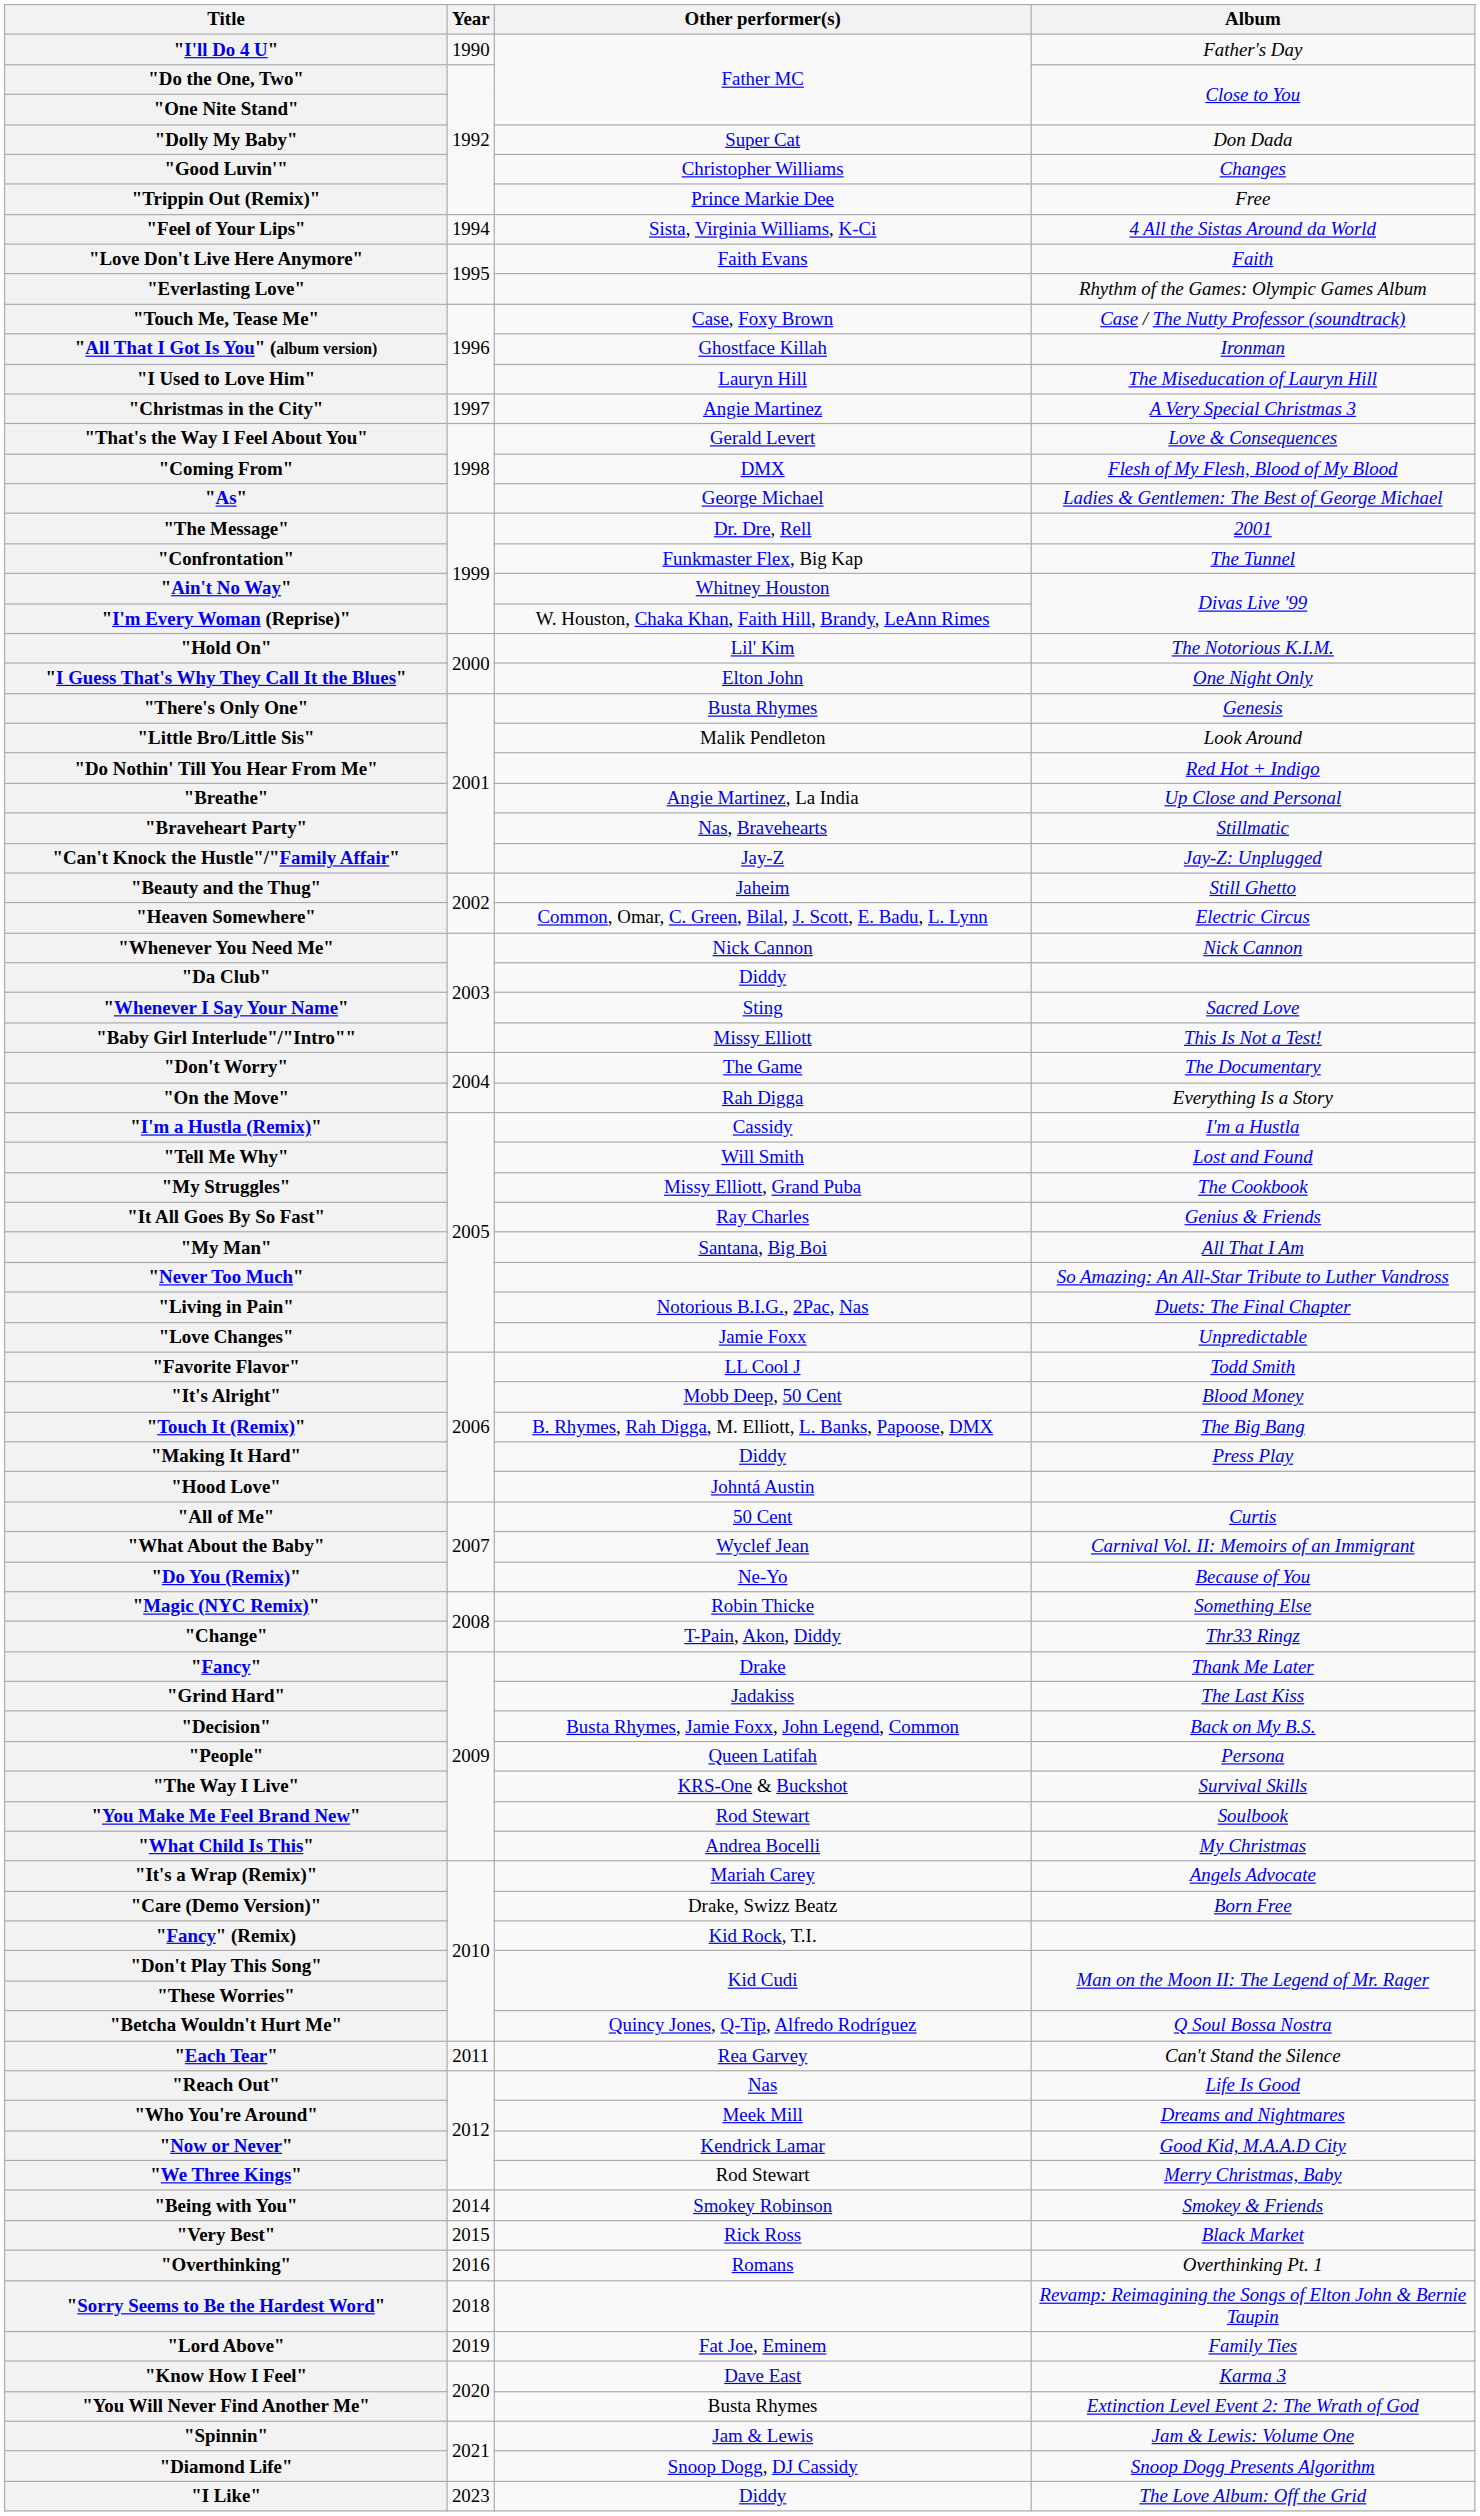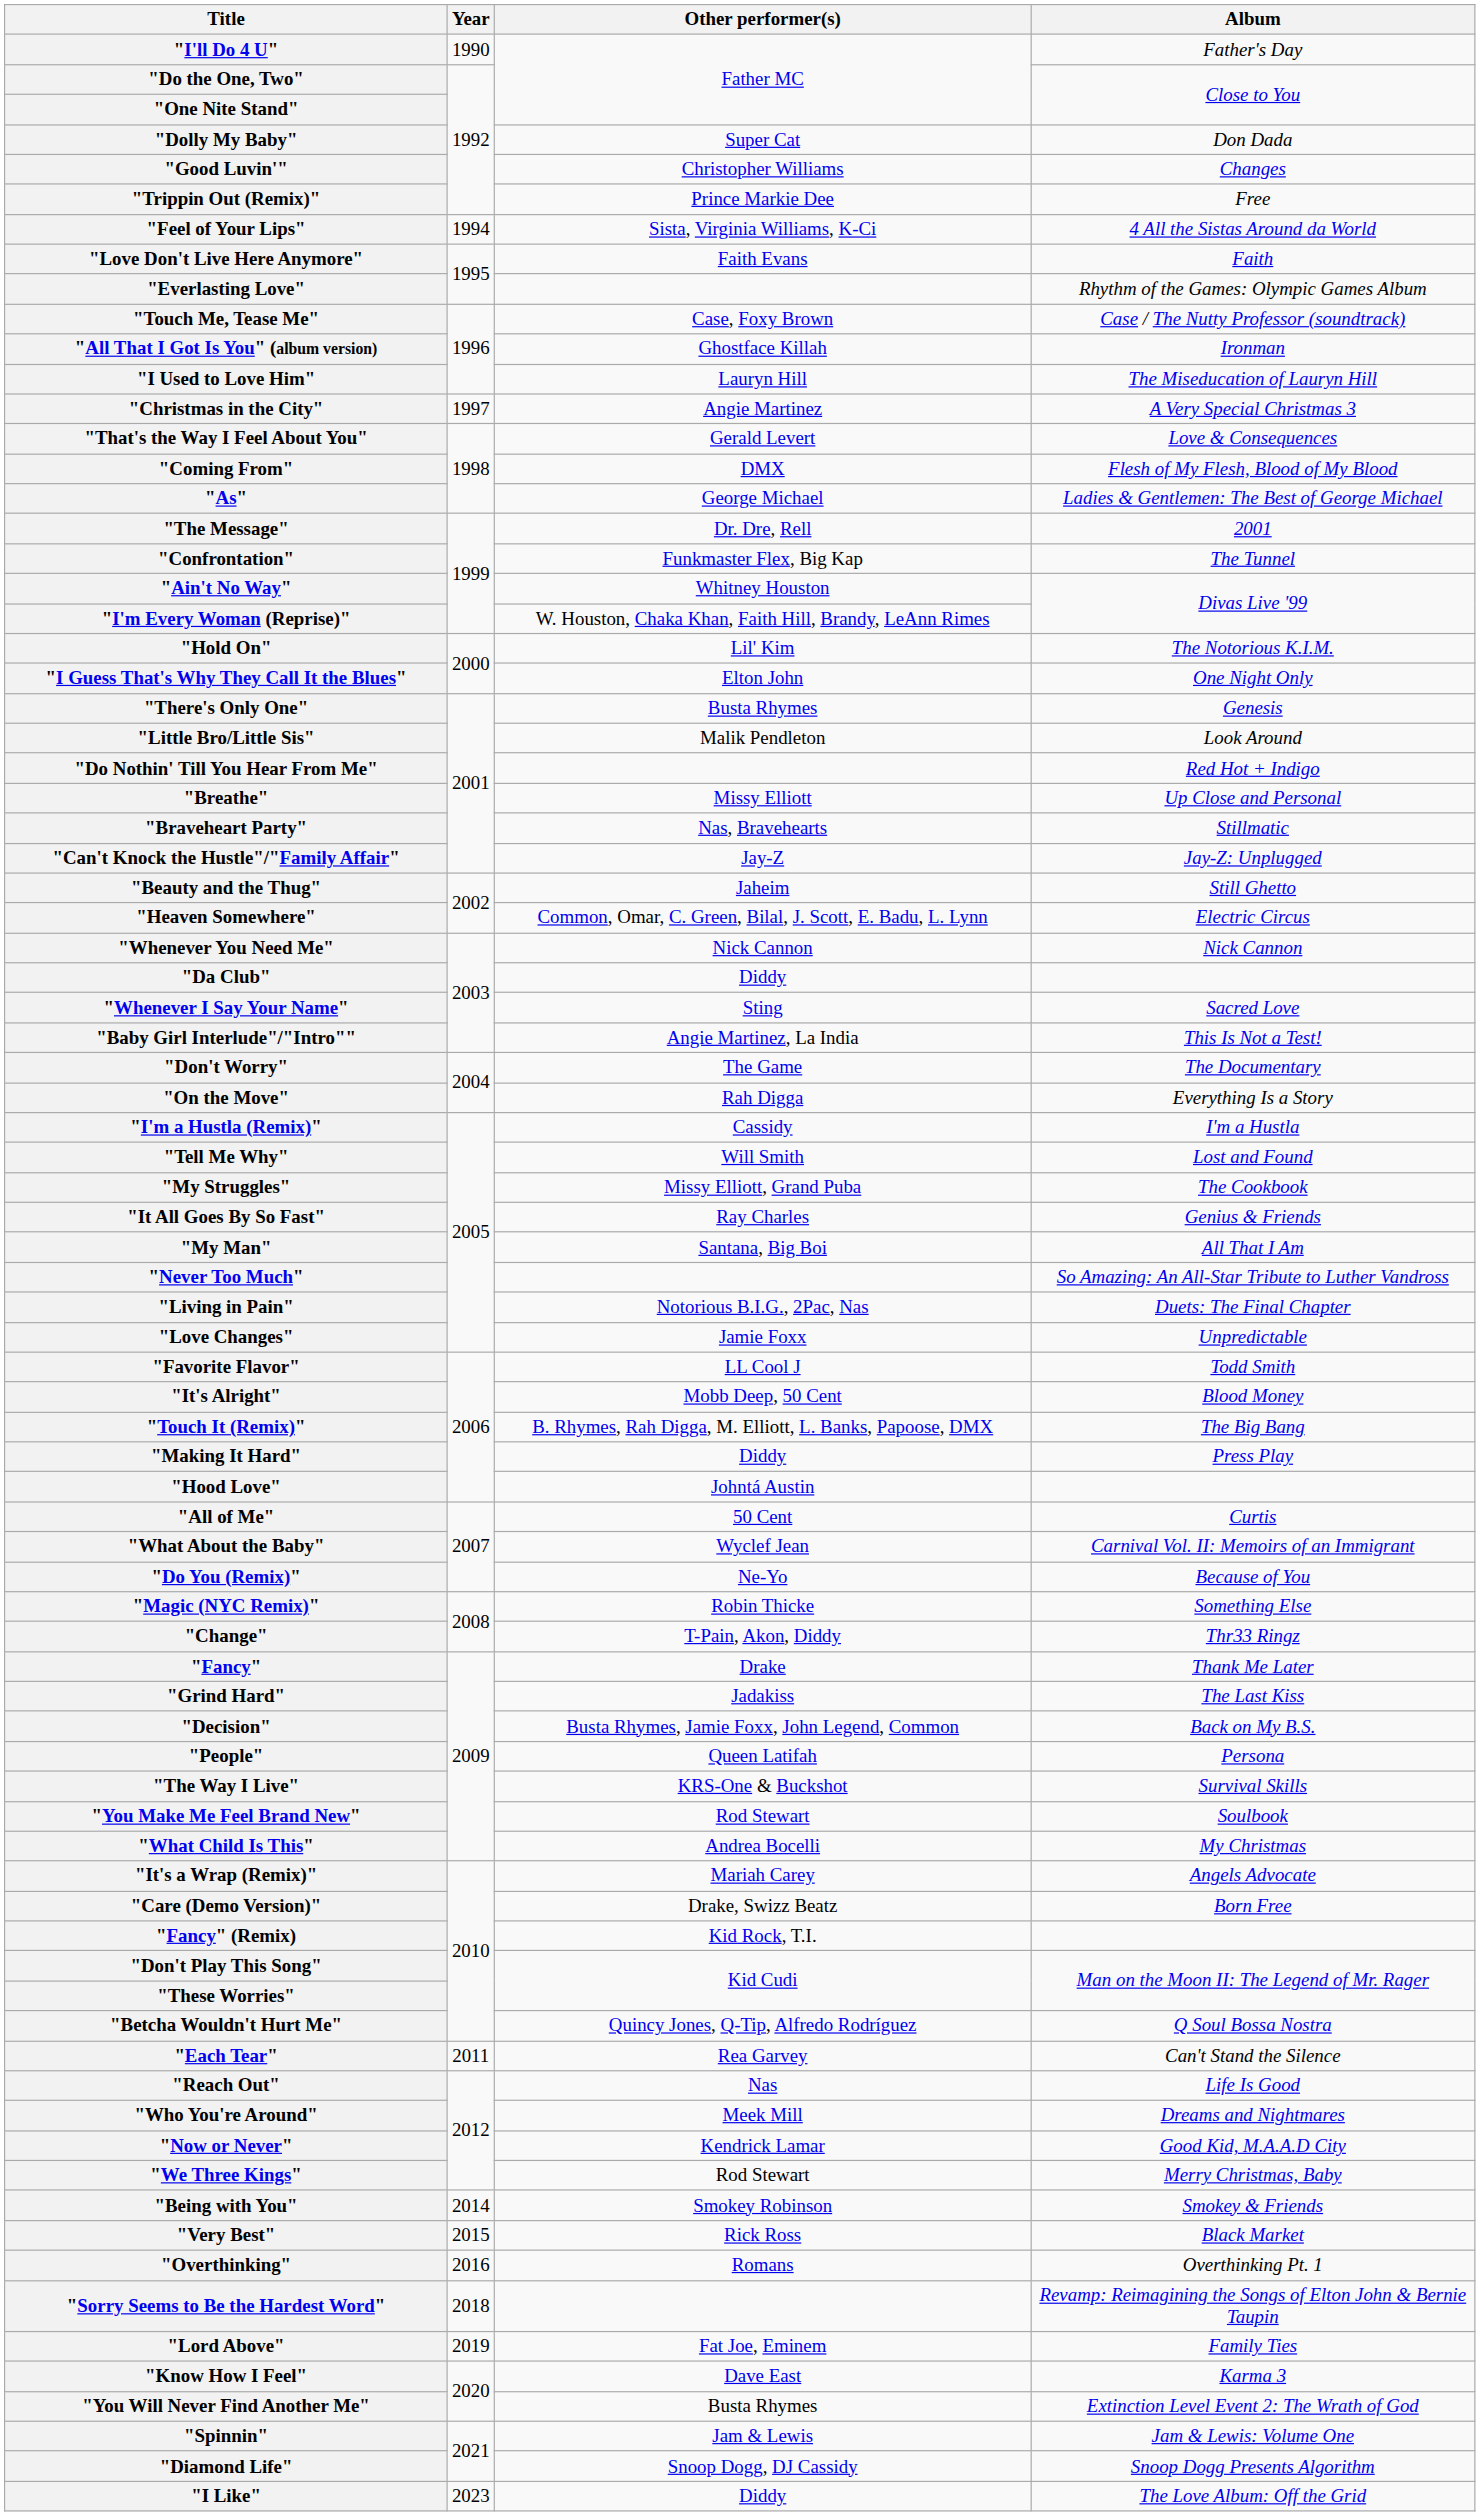(763, 797) Angie Martinez, La India -> (763, 797) Missy Elliott
(763, 1037) Missy Elliott -> (763, 1037) Angie Martinez, La India
